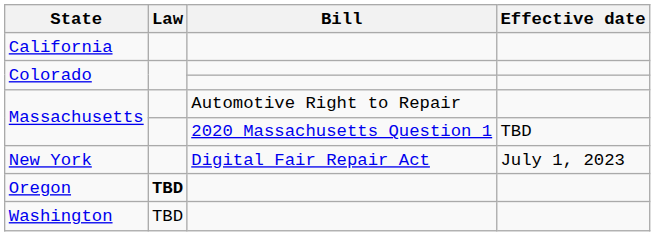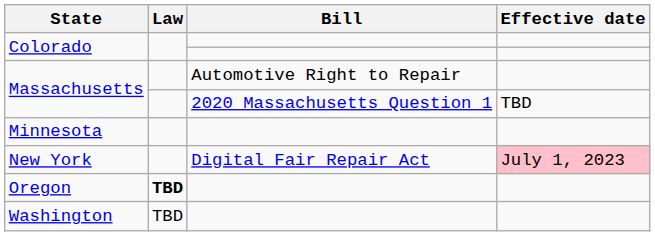- row: (61, 47)
+ row: (55, 131)
(563, 160) no background -> (563, 160) pink background
